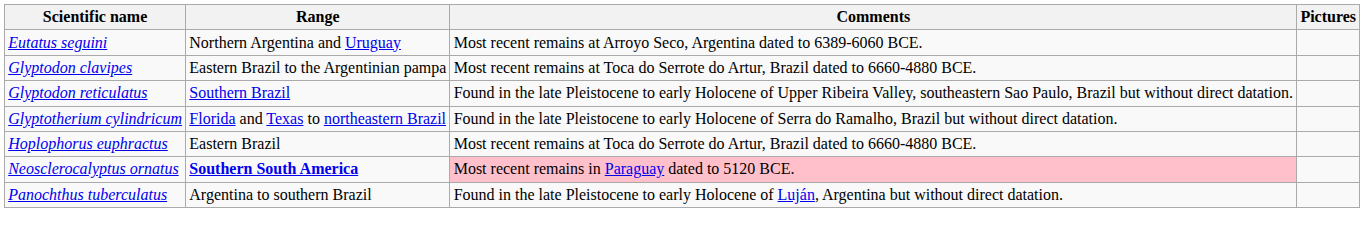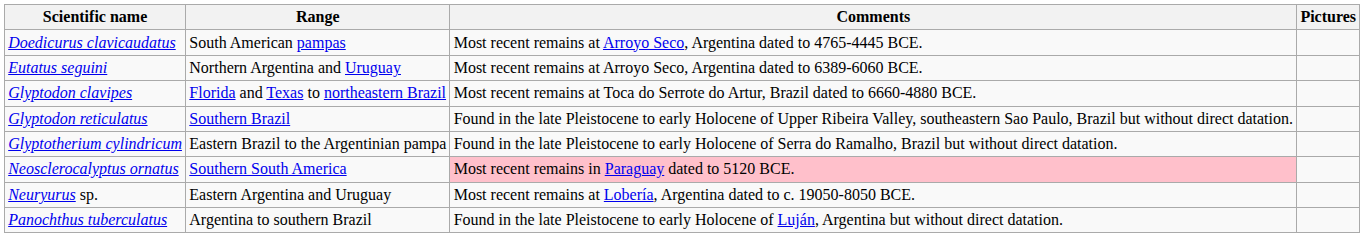+ row: (92, 42)
(318, 67) Eastern Brazil to the Argentinian pampa -> (318, 93) Florida and Texas to northeastern Brazil
(318, 118) Florida and Texas to northeastern Brazil -> (318, 144) Eastern Brazil to the Argentinian pampa
- row: (88, 144)
(274, 169) bold -> (268, 169) normal
+ row: (53, 194)
